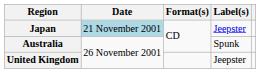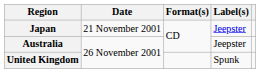(122, 28) lightblue background -> (122, 28) no background
(226, 44) Spunk -> (230, 44) Jeepster
(230, 60) Jeepster -> (226, 60) Spunk
